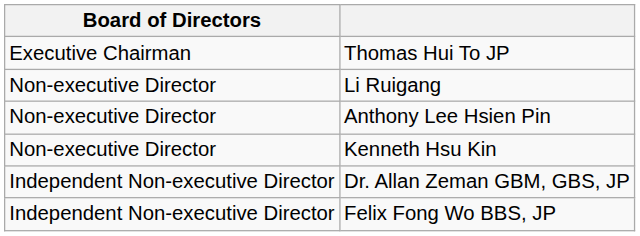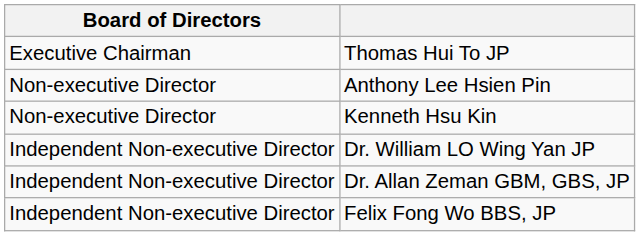- row: (393, 85)
+ row: (470, 149)
